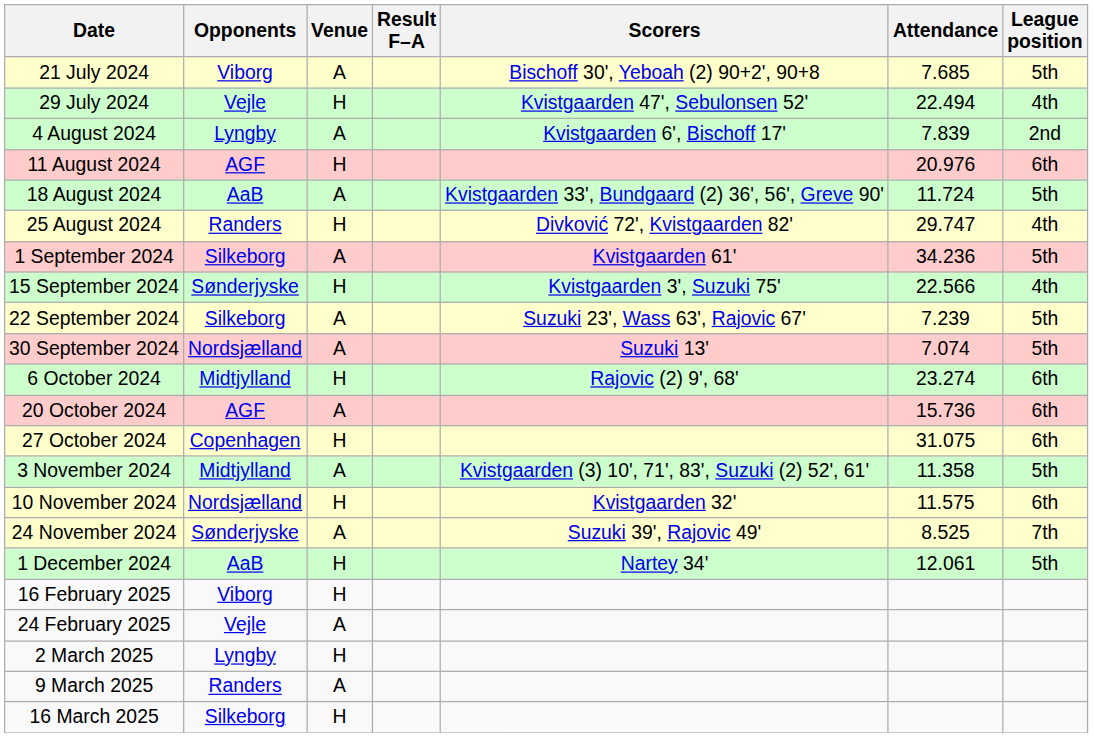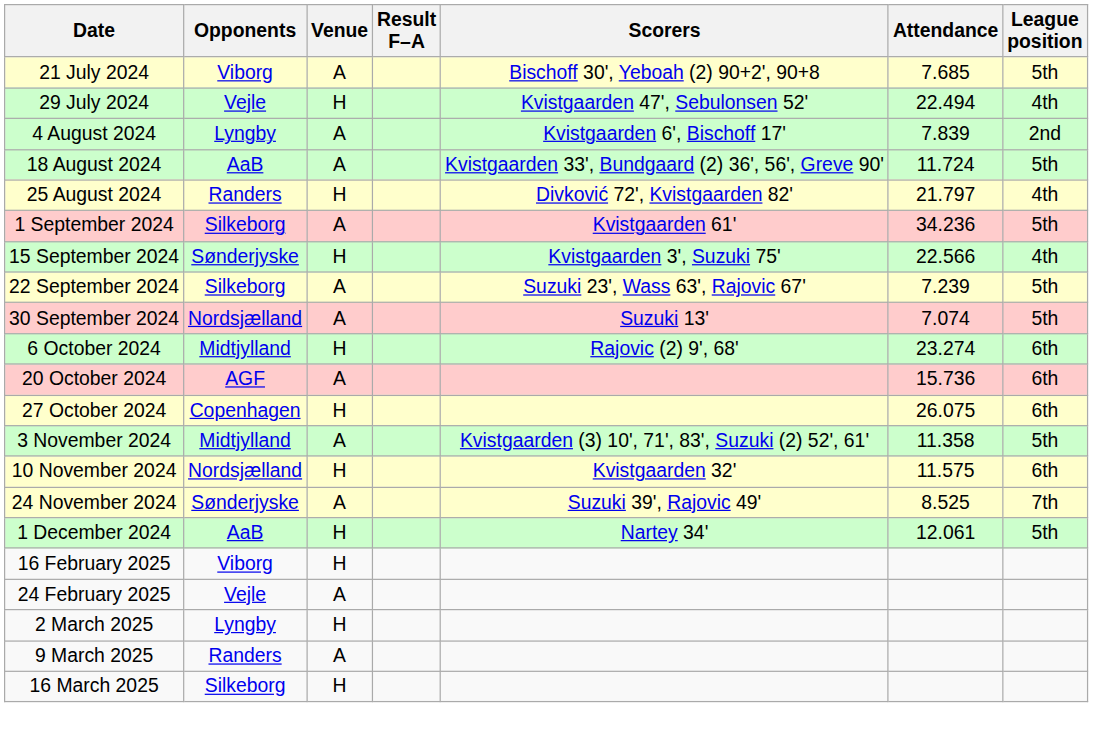- row: (94, 164)
(946, 225) 29.747 -> (946, 195) 21.797
(946, 440) 31.075 -> (946, 410) 26.075
